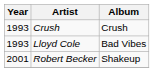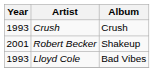rows swapped: (57, 43) <-> (65, 59)
